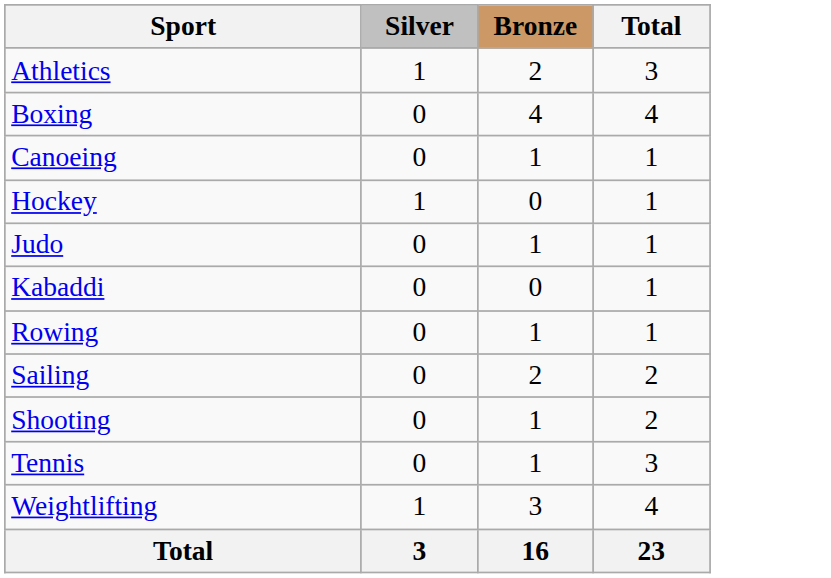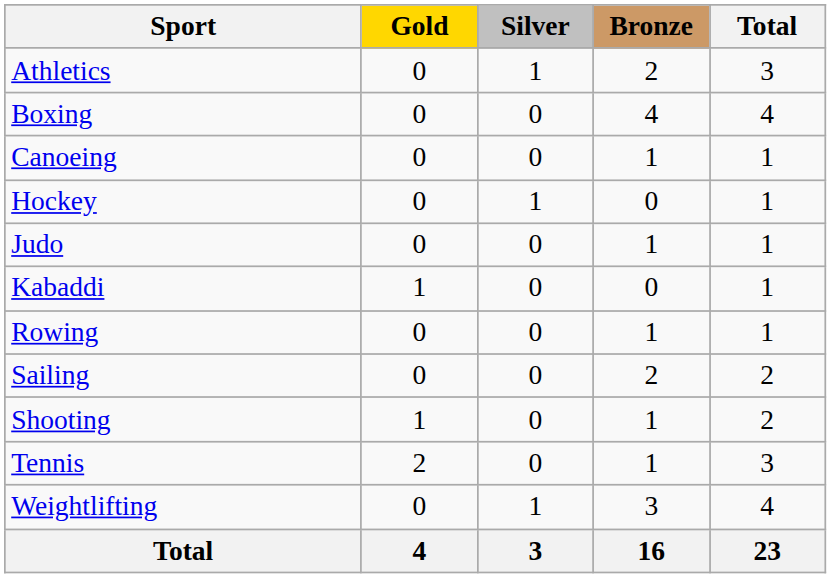+ column: (419, 26)
